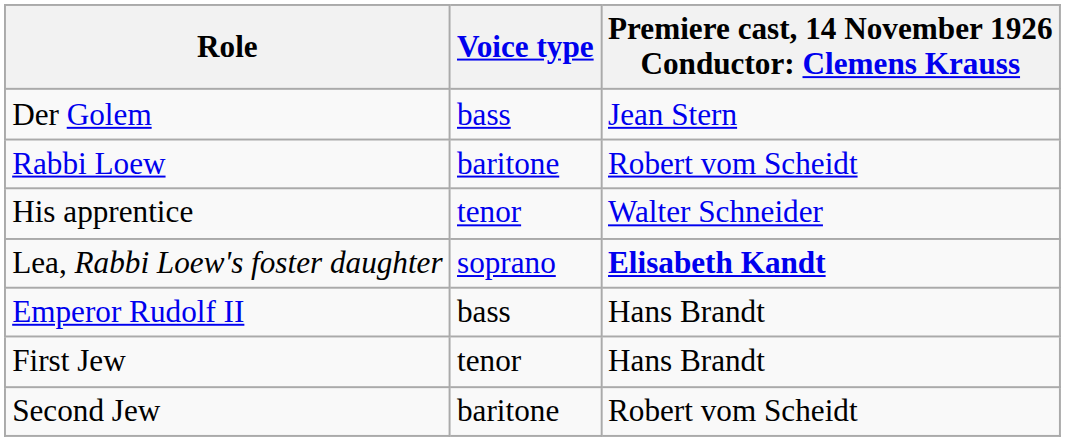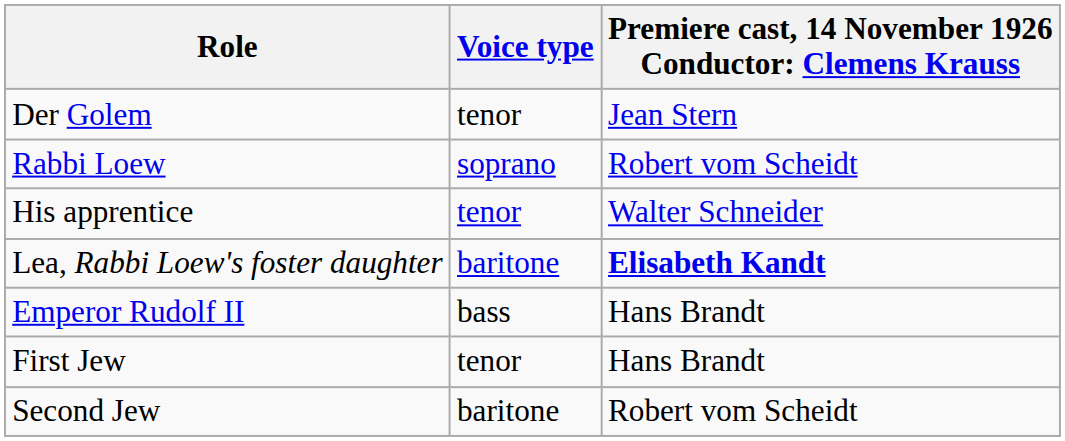(484, 113) bass -> (489, 113) tenor
(508, 163) baritone -> (506, 163) soprano
(506, 262) soprano -> (508, 262) baritone
